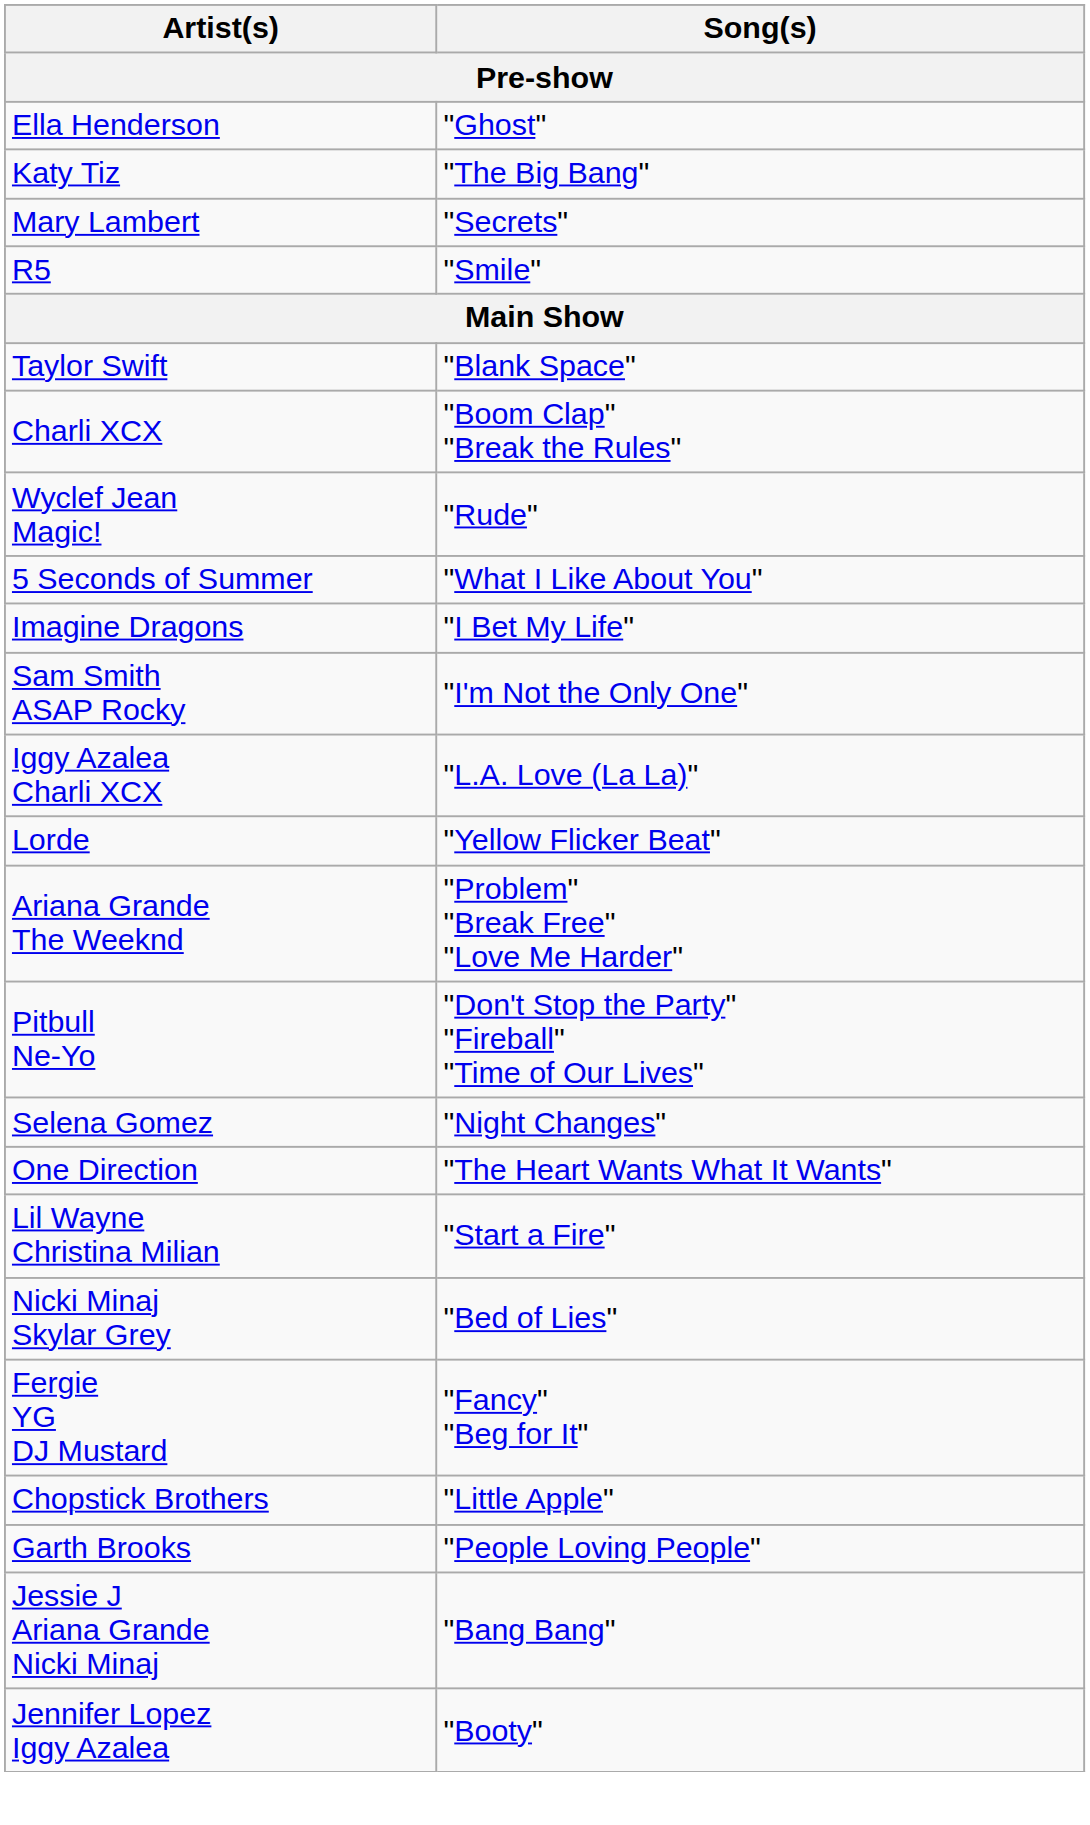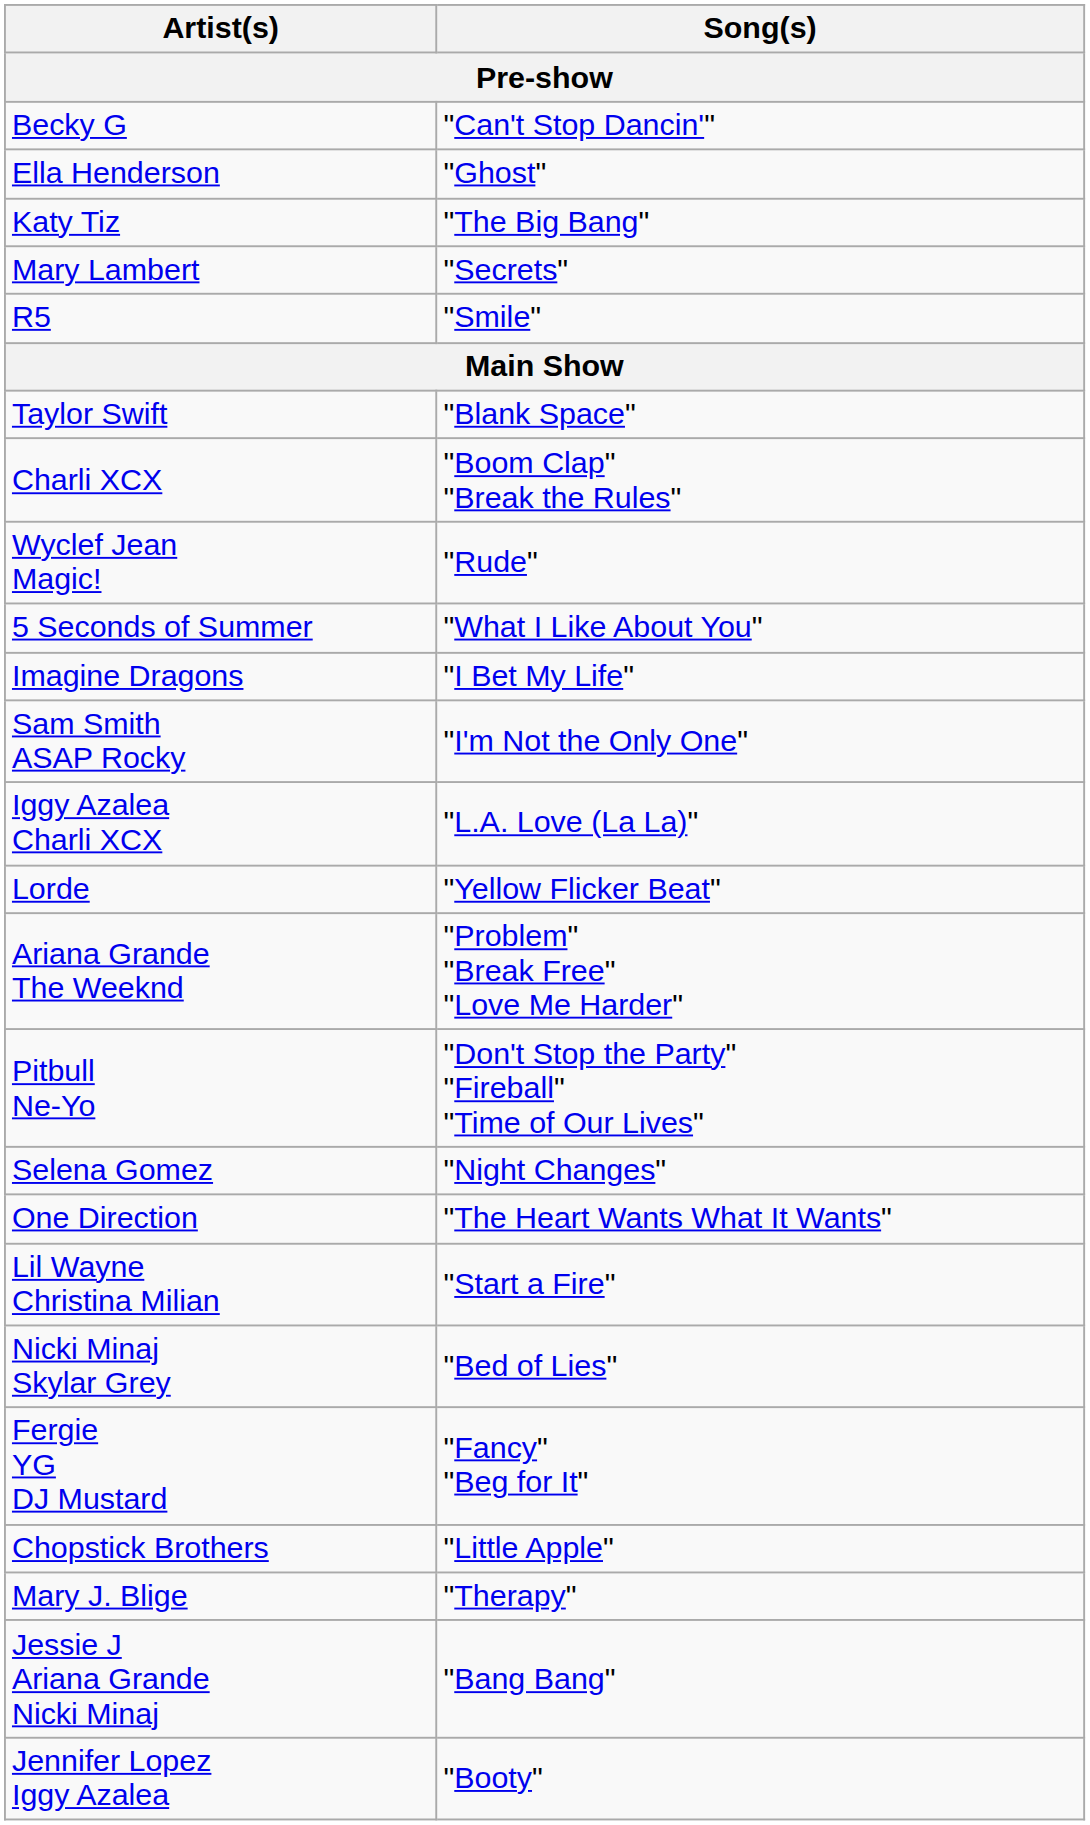+ row: (69, 125)
- row: (102, 1547)
+ row: (100, 1596)
